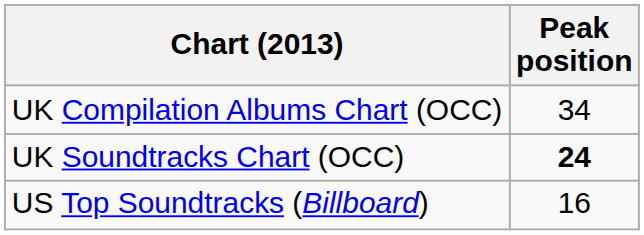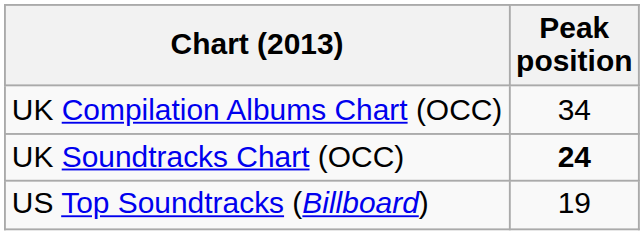(574, 204) 16 -> (574, 204) 19
